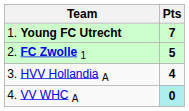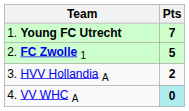(172, 74) 4 -> (172, 74) 2
